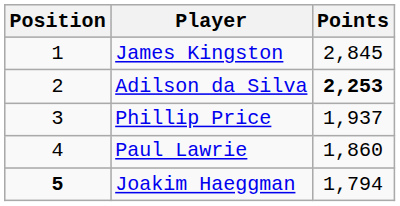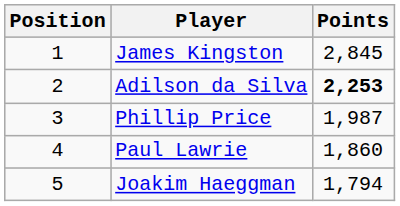(353, 119) 1,937 -> (353, 119) 1,987
(58, 184) bold -> (58, 184) normal
